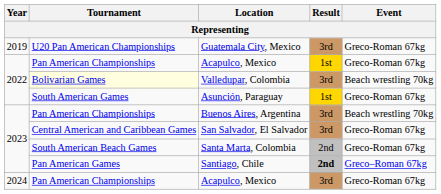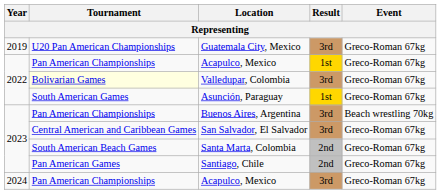(389, 80) Beach wrestling 70kg -> (385, 80) Greco-Roman 67kg
(326, 164) bold -> (326, 164) normal
(386, 164) Greco–Roman 67kg -> (385, 164) Greco-Roman 67kg
